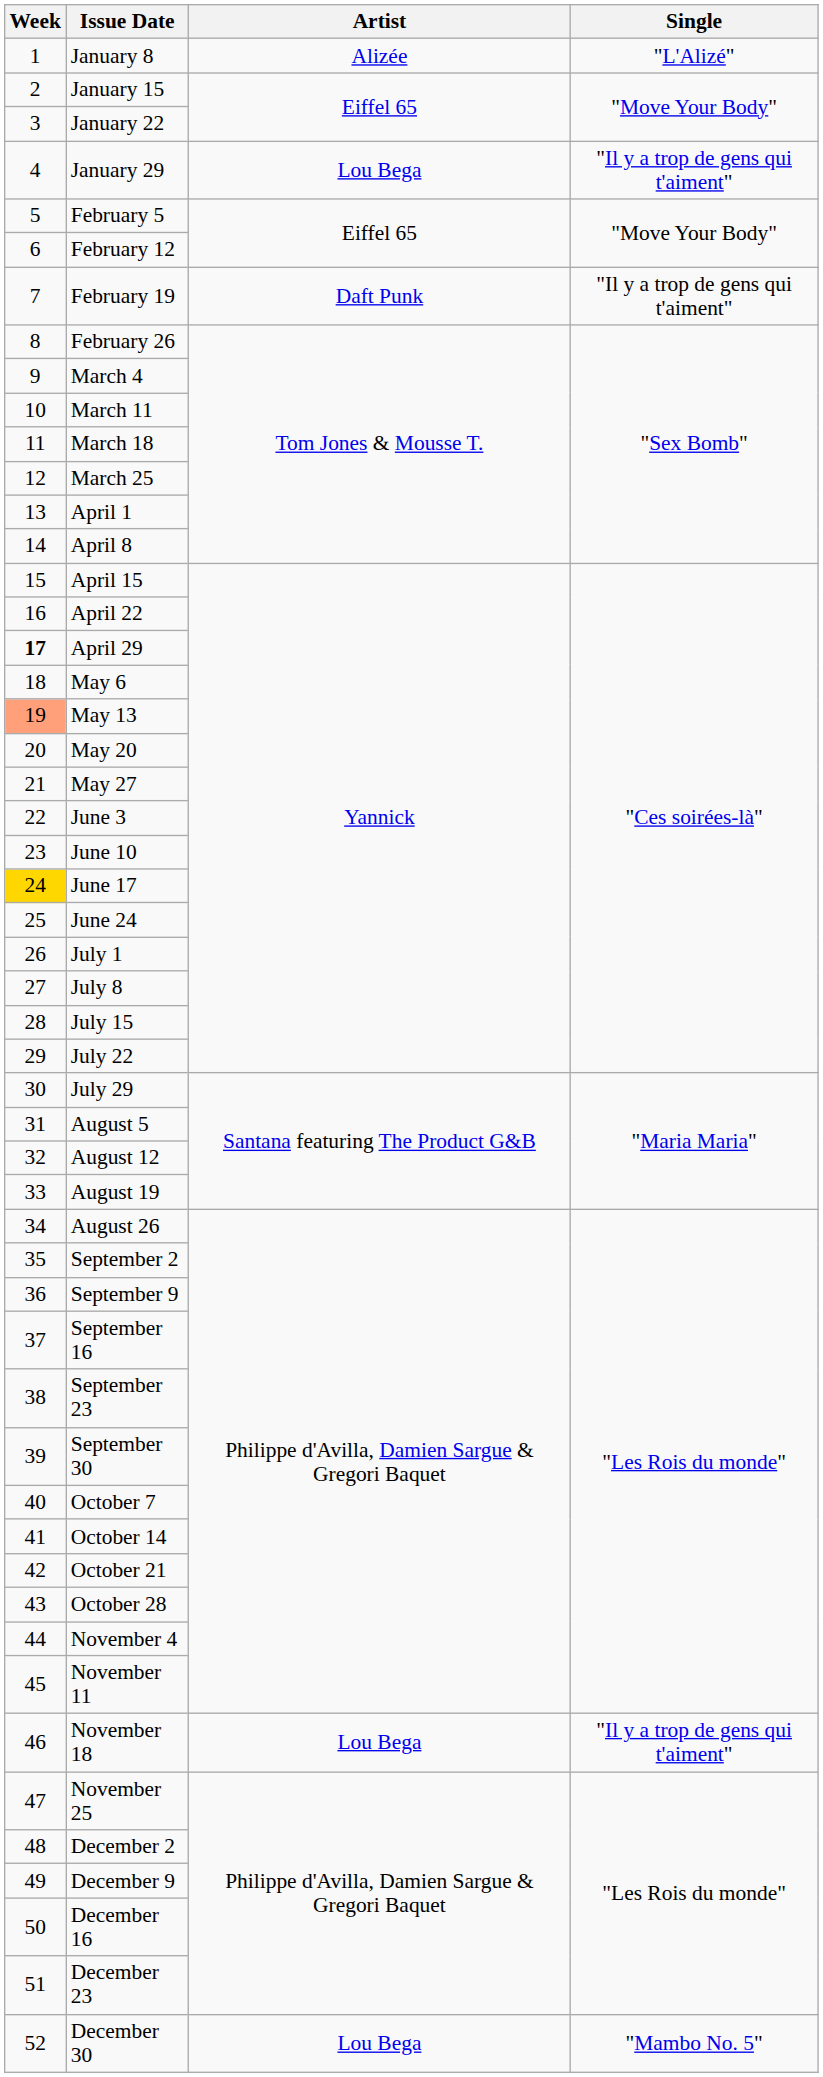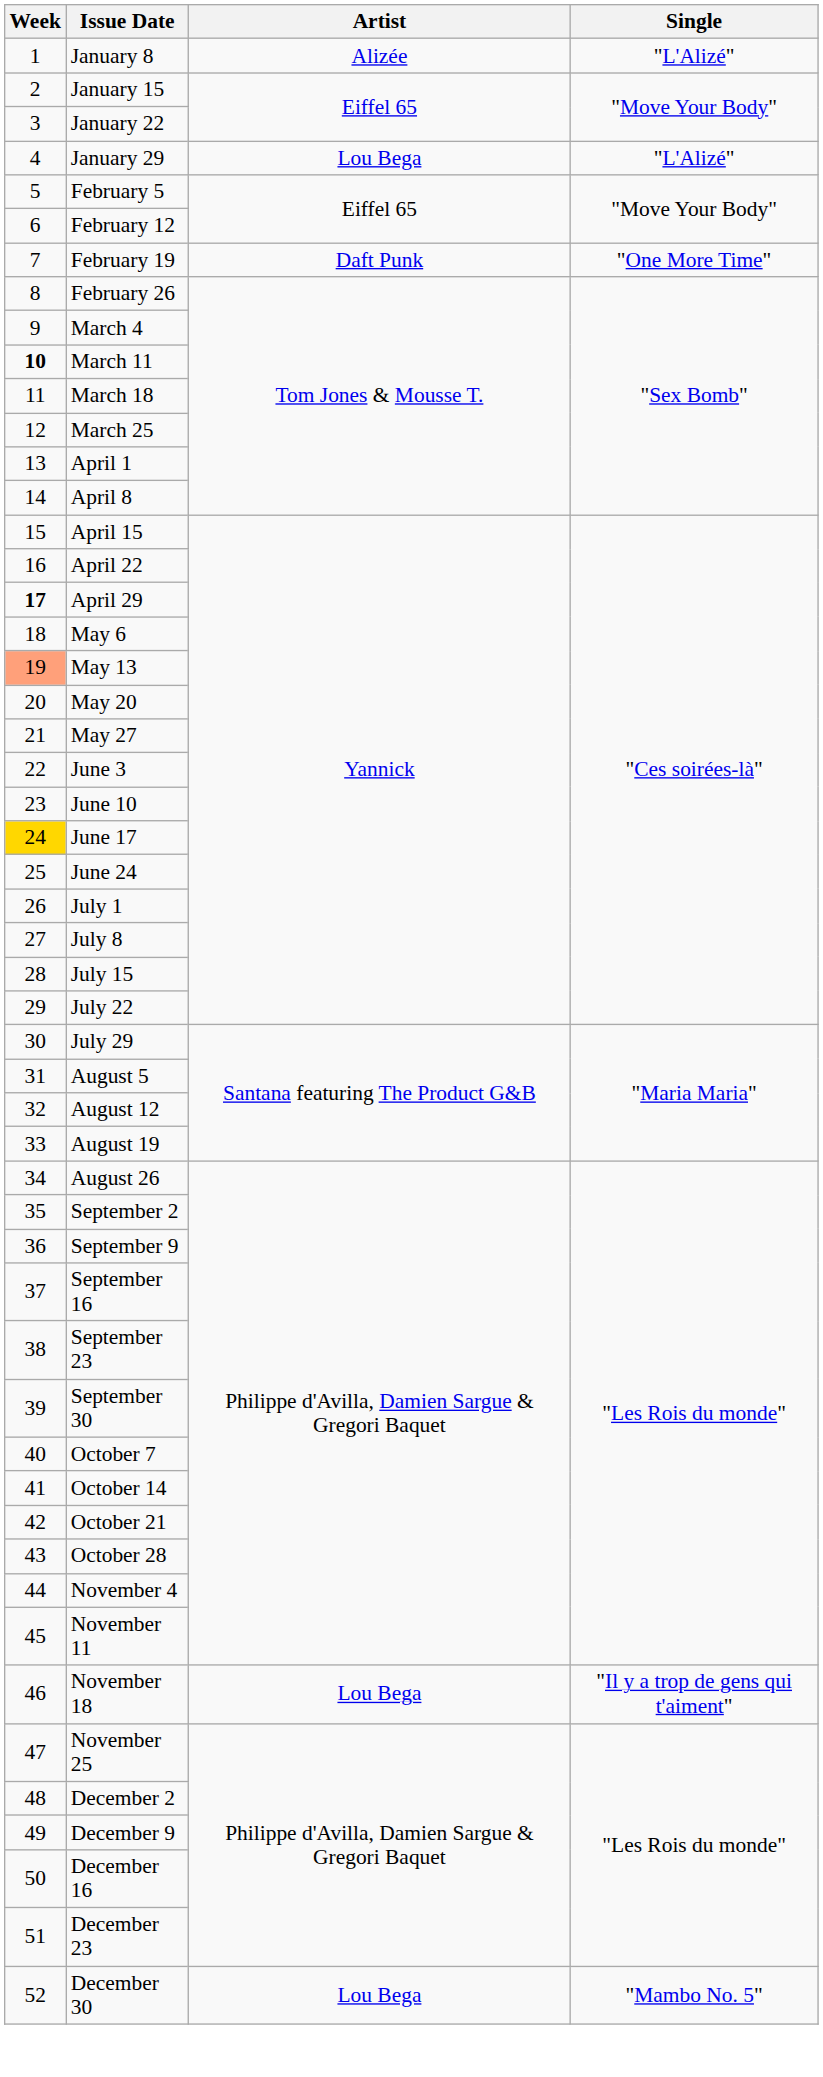(694, 169) "Il y a trop de gens qui t'aiment" -> (694, 157) "L'Alizé"
(694, 295) "Il y a trop de gens qui t'aiment" -> (694, 259) "One More Time"
(35, 409) normal -> (35, 361) bold
